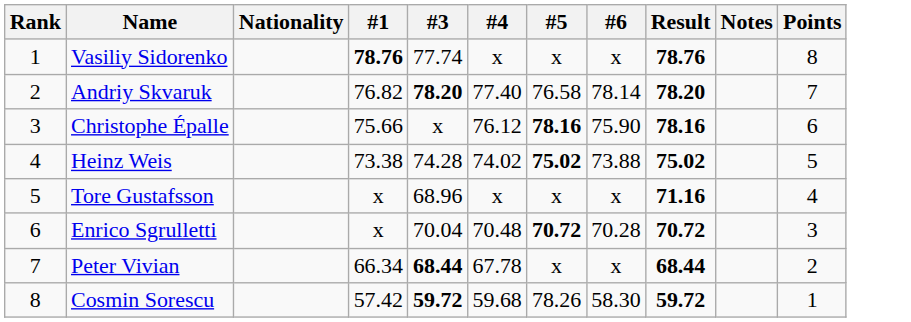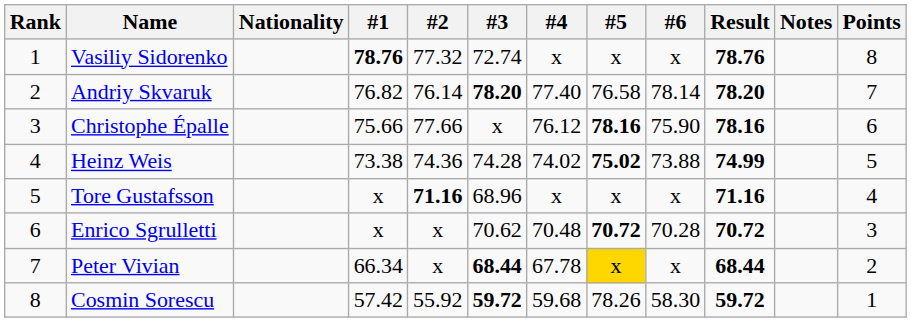+ column: (438, 21)
(438, 56) 77.74 -> (497, 56) 72.74
(681, 160) 75.02 -> (740, 160) 74.99
(438, 230) 70.04 -> (497, 230) 70.62
(557, 265) no background -> (616, 265) gold background
